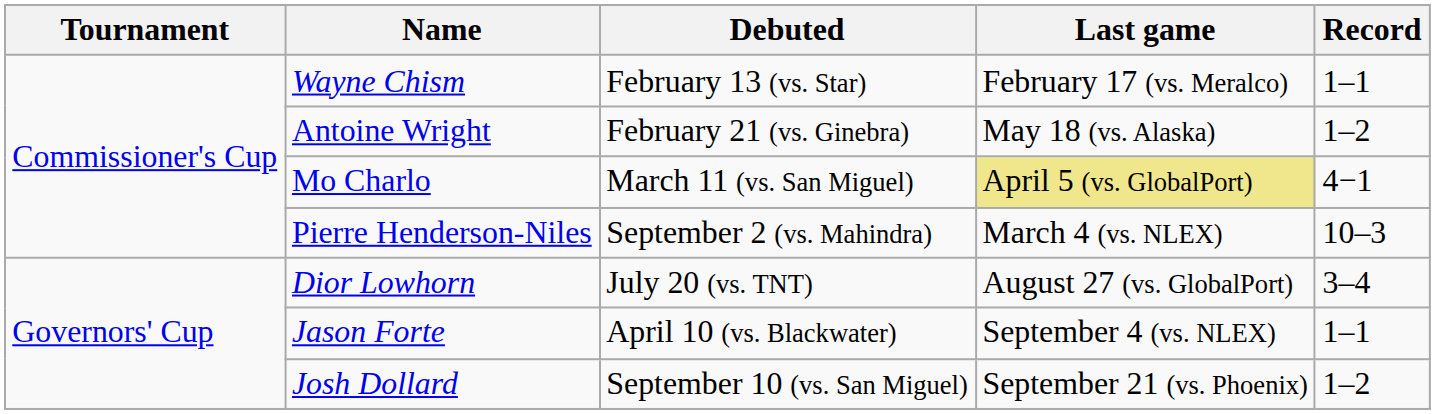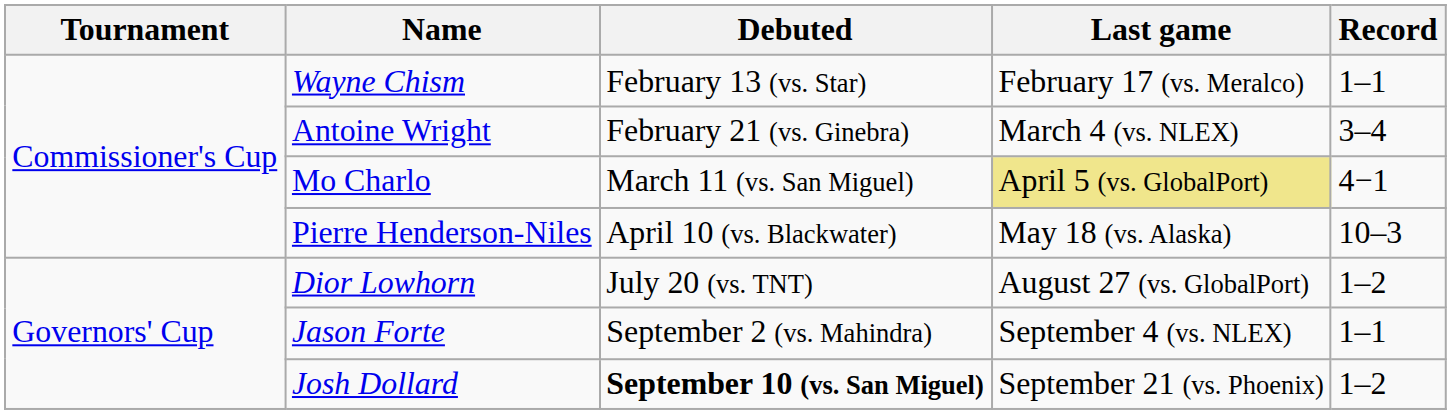(1099, 130) May 18 (vs. Alaska) -> (1119, 130) March 4 (vs. NLEX)
(1346, 130) 1–2 -> (1362, 130) 3–4
(769, 231) September 2 (vs. Mahindra) -> (751, 231) April 10 (vs. Blackwater)
(1103, 231) March 4 (vs. NLEX) -> (1115, 231) May 18 (vs. Alaska)
(1346, 282) 3–4 -> (1362, 282) 1–2
(751, 332) April 10 (vs. Blackwater) -> (769, 332) September 2 (vs. Mahindra)
(787, 383) normal -> (795, 383) bold
